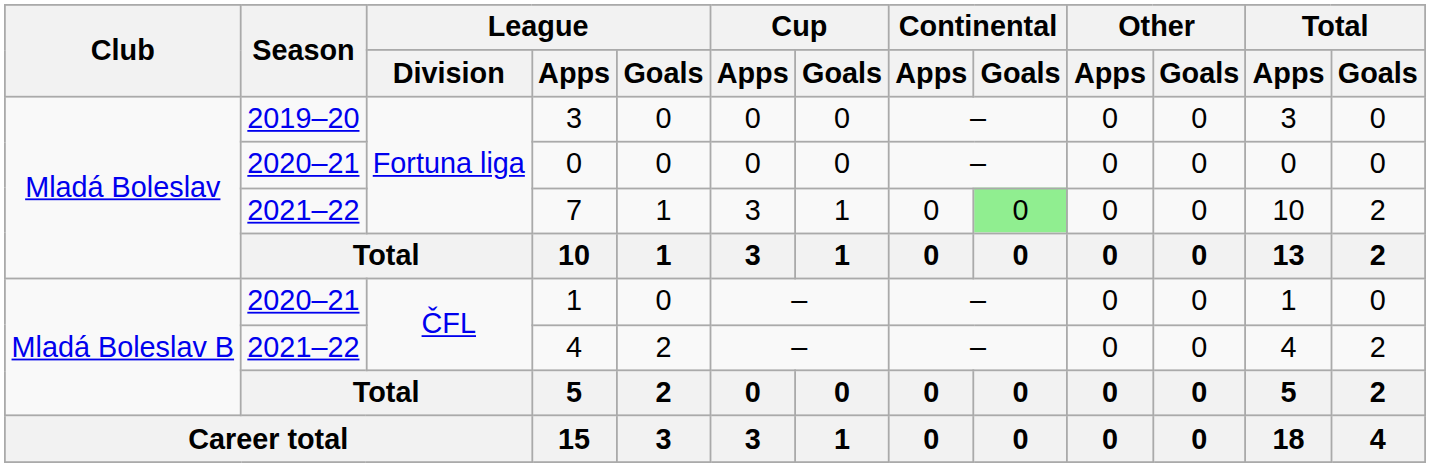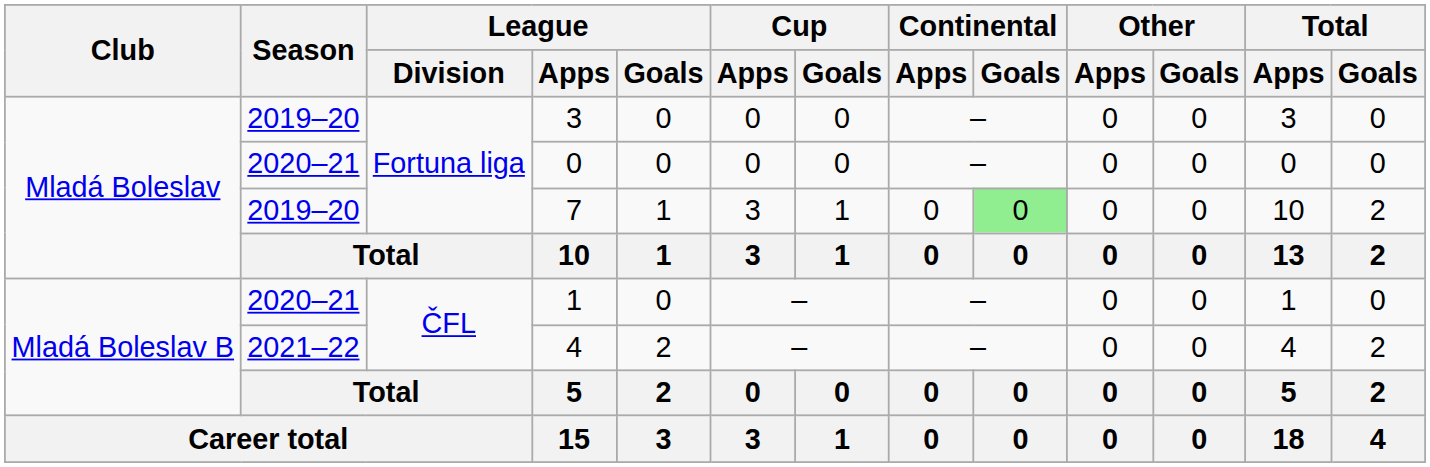(303, 210) 2021–22 -> (303, 210) 2019–20
